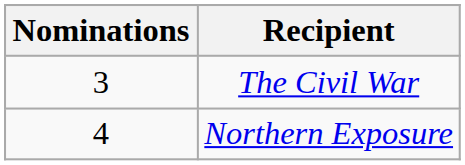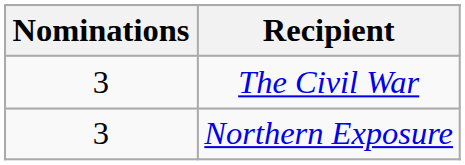(101, 133) 4 -> (101, 133) 3
